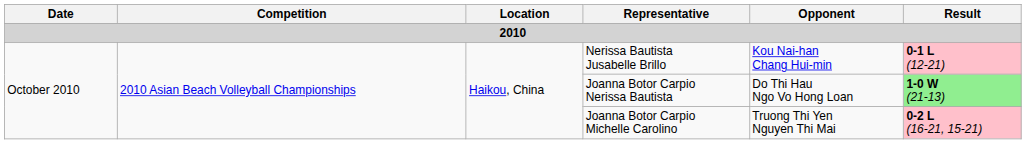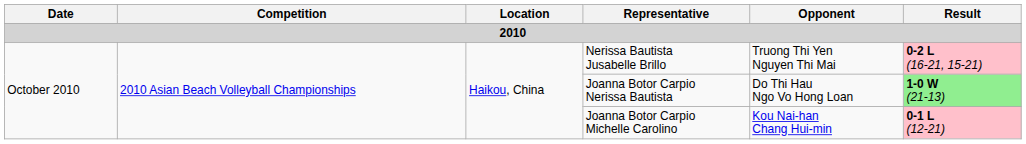(792, 59) Kou Nai-han Chang Hui-min -> (794, 59) Truong Thi Yen Nguyen Thi Mai
(926, 59) 0-1 L (12-21) -> (944, 59) 0-2 L (16-21, 15-21)
(794, 123) Truong Thi Yen Nguyen Thi Mai -> (792, 123) Kou Nai-han Chang Hui-min
(944, 123) 0-2 L (16-21, 15-21) -> (926, 123) 0-1 L (12-21)
